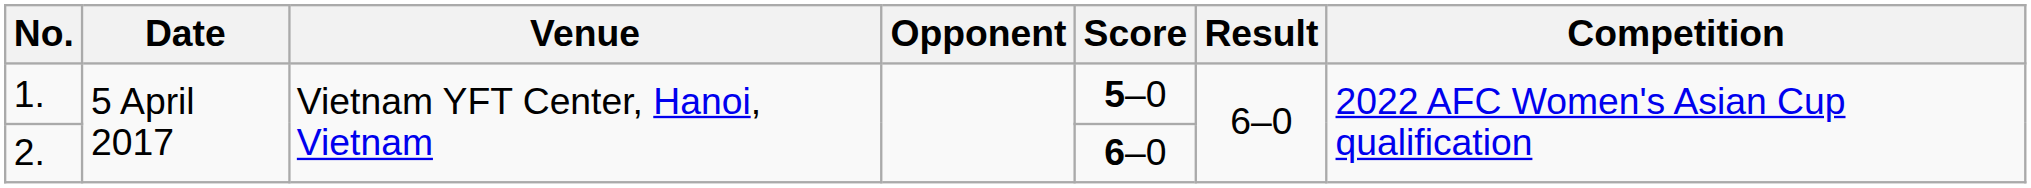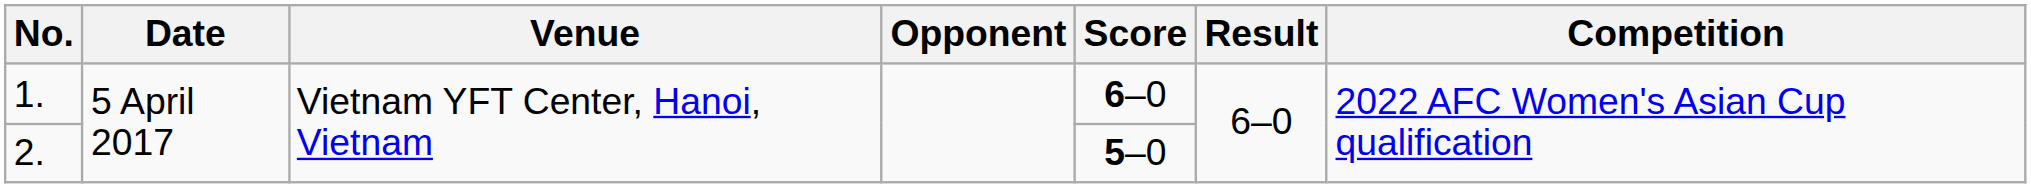(1135, 93) 5–0 -> (1135, 93) 6–0
(1135, 152) 6–0 -> (1135, 152) 5–0
